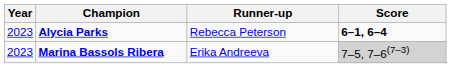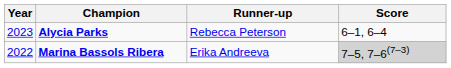(364, 32) bold -> (364, 32) normal
(20, 52) 2023 -> (20, 52) 2022
